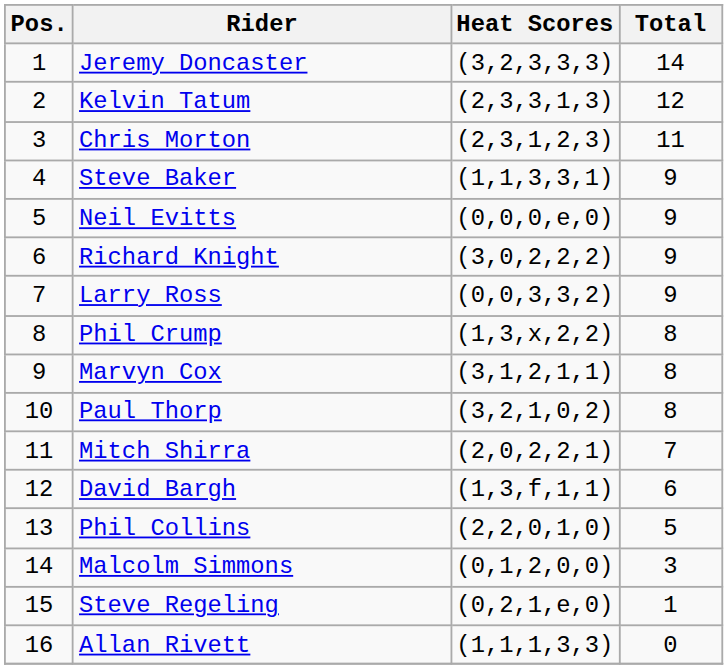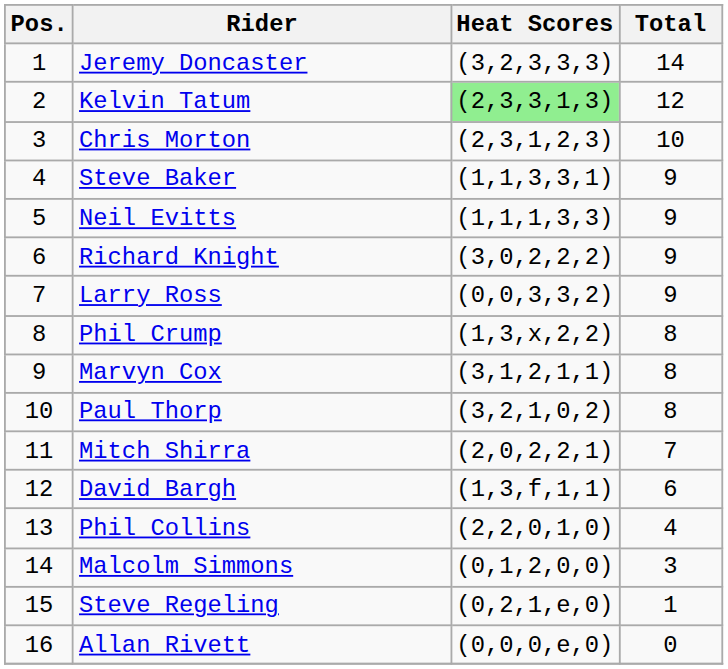(535, 102) no background -> (535, 102) lightgreen background
(670, 141) 11 -> (670, 141) 10
(535, 218) (0,0,0,e,0) -> (535, 218) (1,1,1,3,3)
(670, 528) 5 -> (670, 528) 4
(535, 645) (1,1,1,3,3) -> (535, 645) (0,0,0,e,0)
